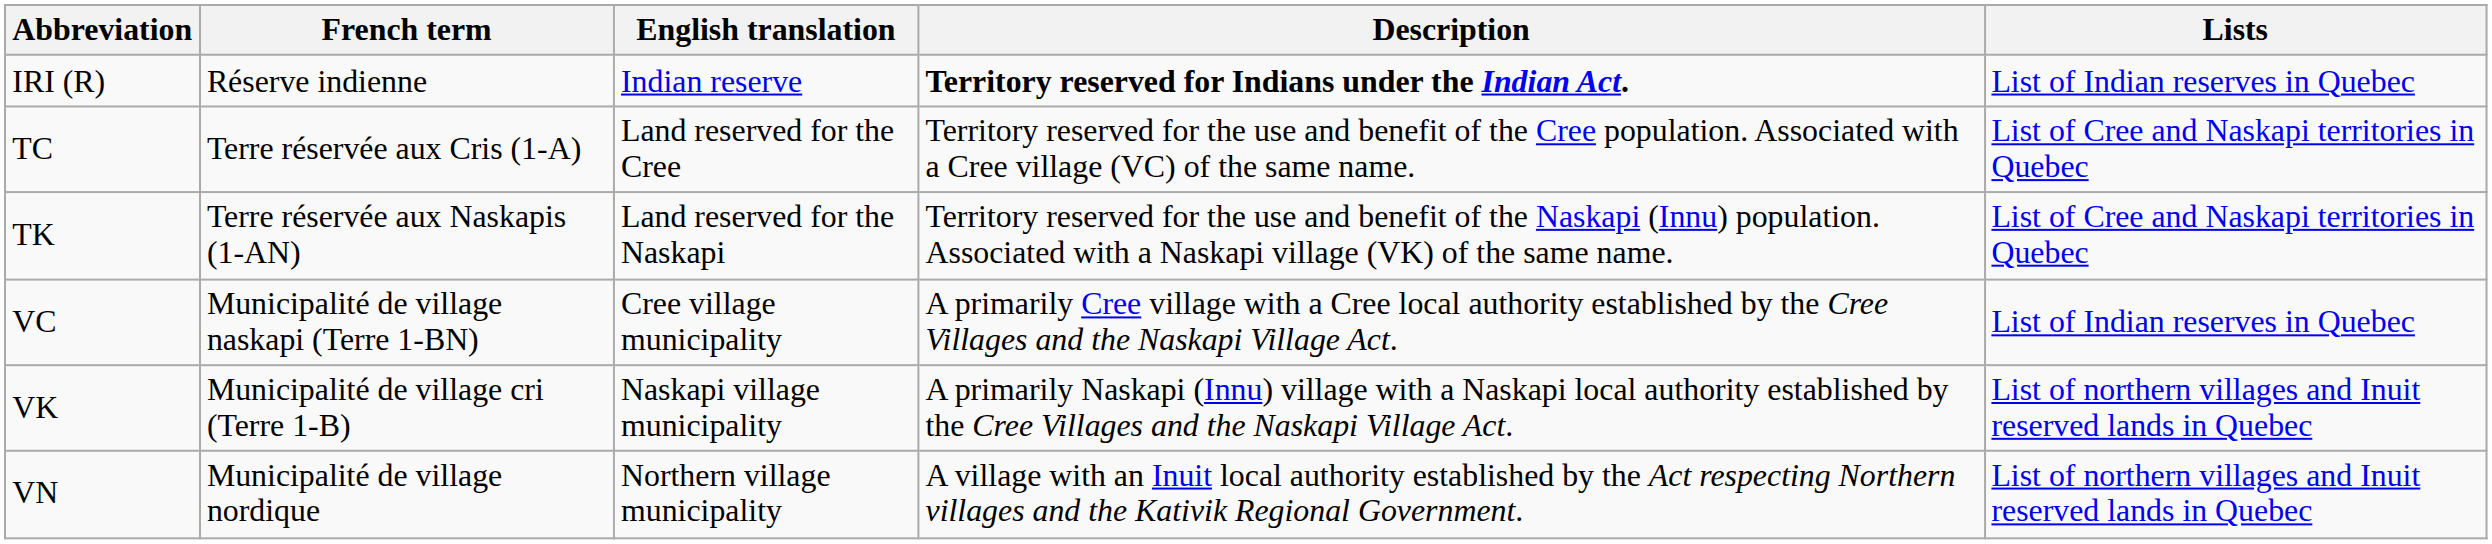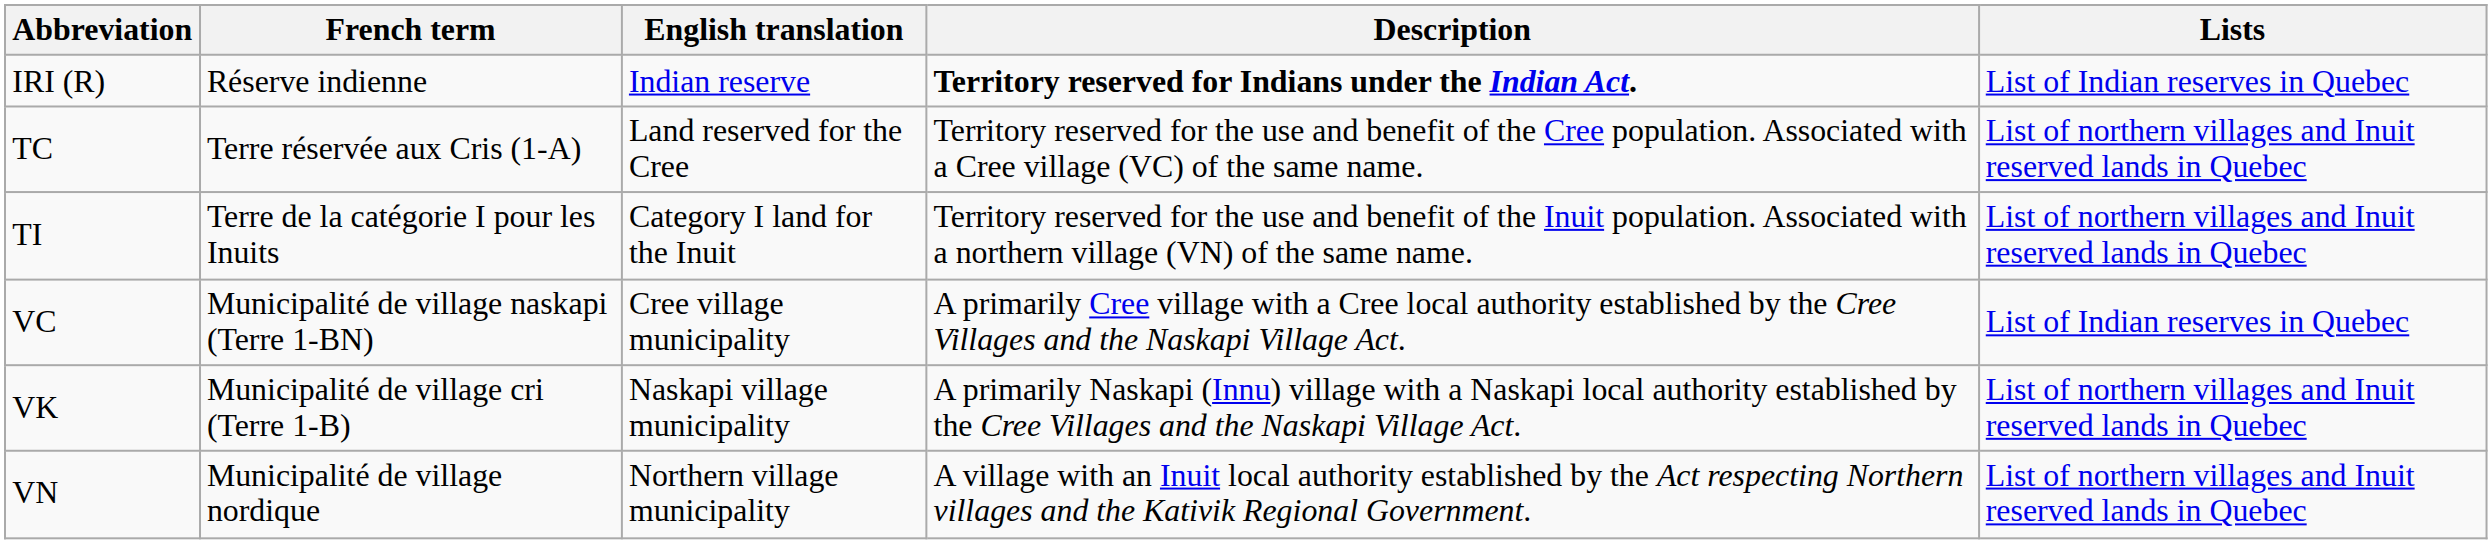(2233, 148) List of Cree and Naskapi territories in Quebec -> (2200, 148) List of northern villages and Inuit reserved lands in Quebec
+ row: (27, 234)
- row: (34, 234)
